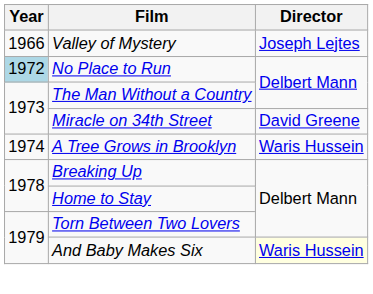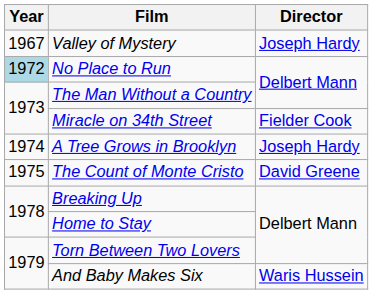(26, 43) 1966 -> (26, 43) 1967
(309, 43) Joseph Lejtes -> (309, 43) Joseph Hardy
(309, 120) David Greene -> (305, 120) Fielder Cook
(311, 146) Waris Hussein -> (309, 146) Joseph Hardy
+ row: (148, 172)
(311, 250) lightyellow background -> (311, 276) no background
